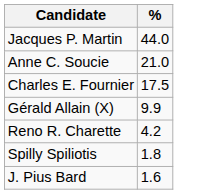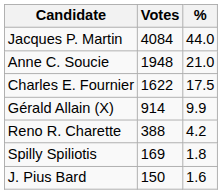+ column: (160, 16)
